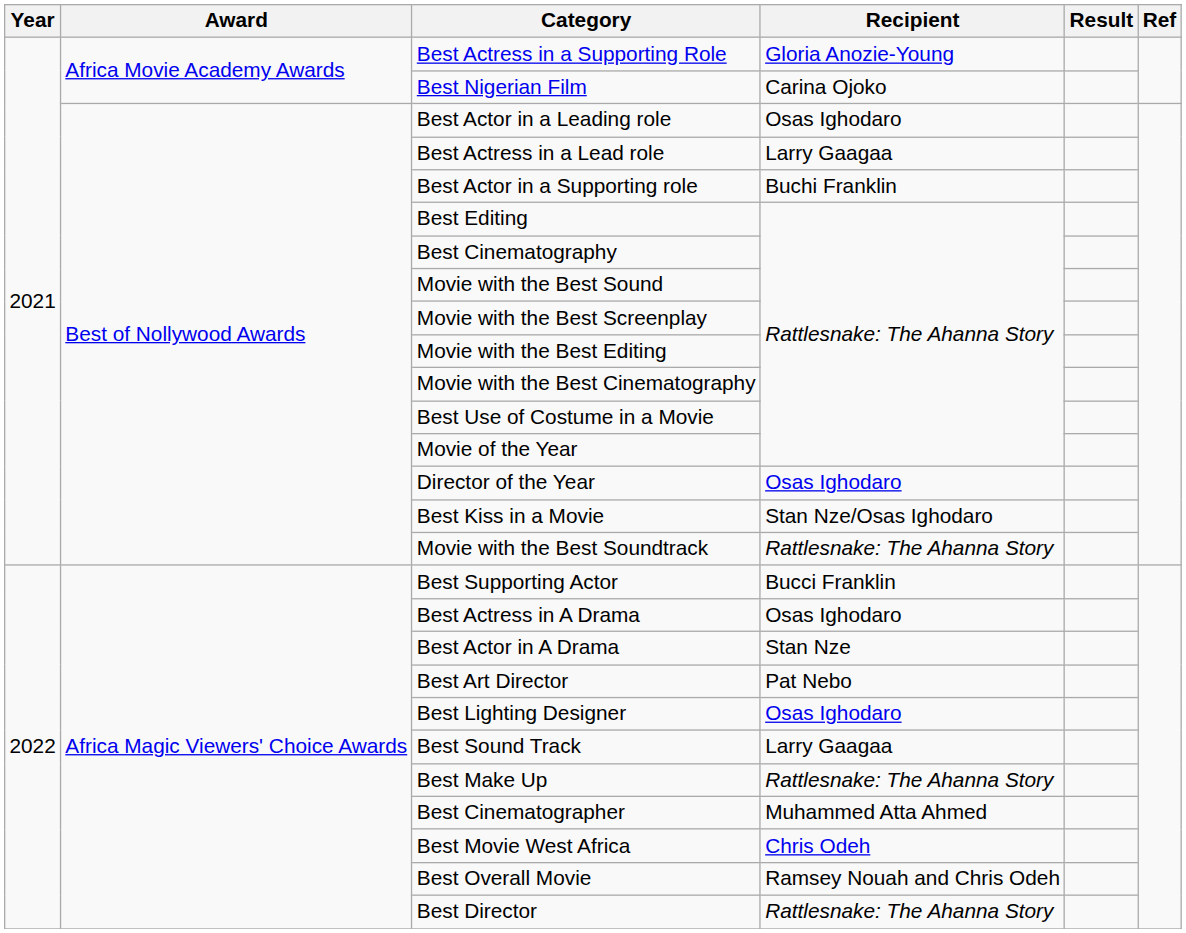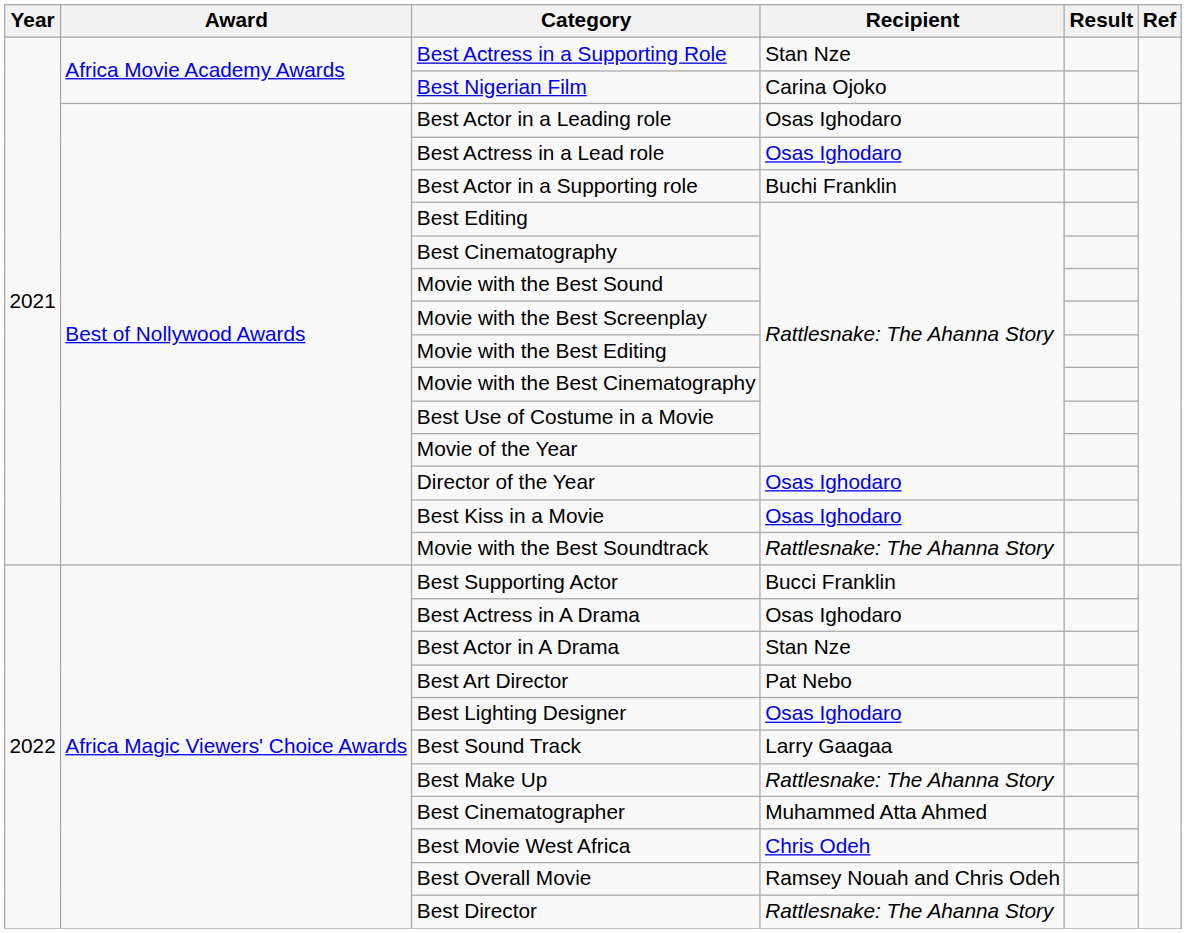(860, 53) Gloria Anozie-Young -> (808, 53) Stan Nze
(829, 152) Larry Gaagaa -> (833, 152) Osas Ighodaro
(879, 515) Stan Nze/Osas Ighodaro -> (833, 515) Osas Ighodaro
